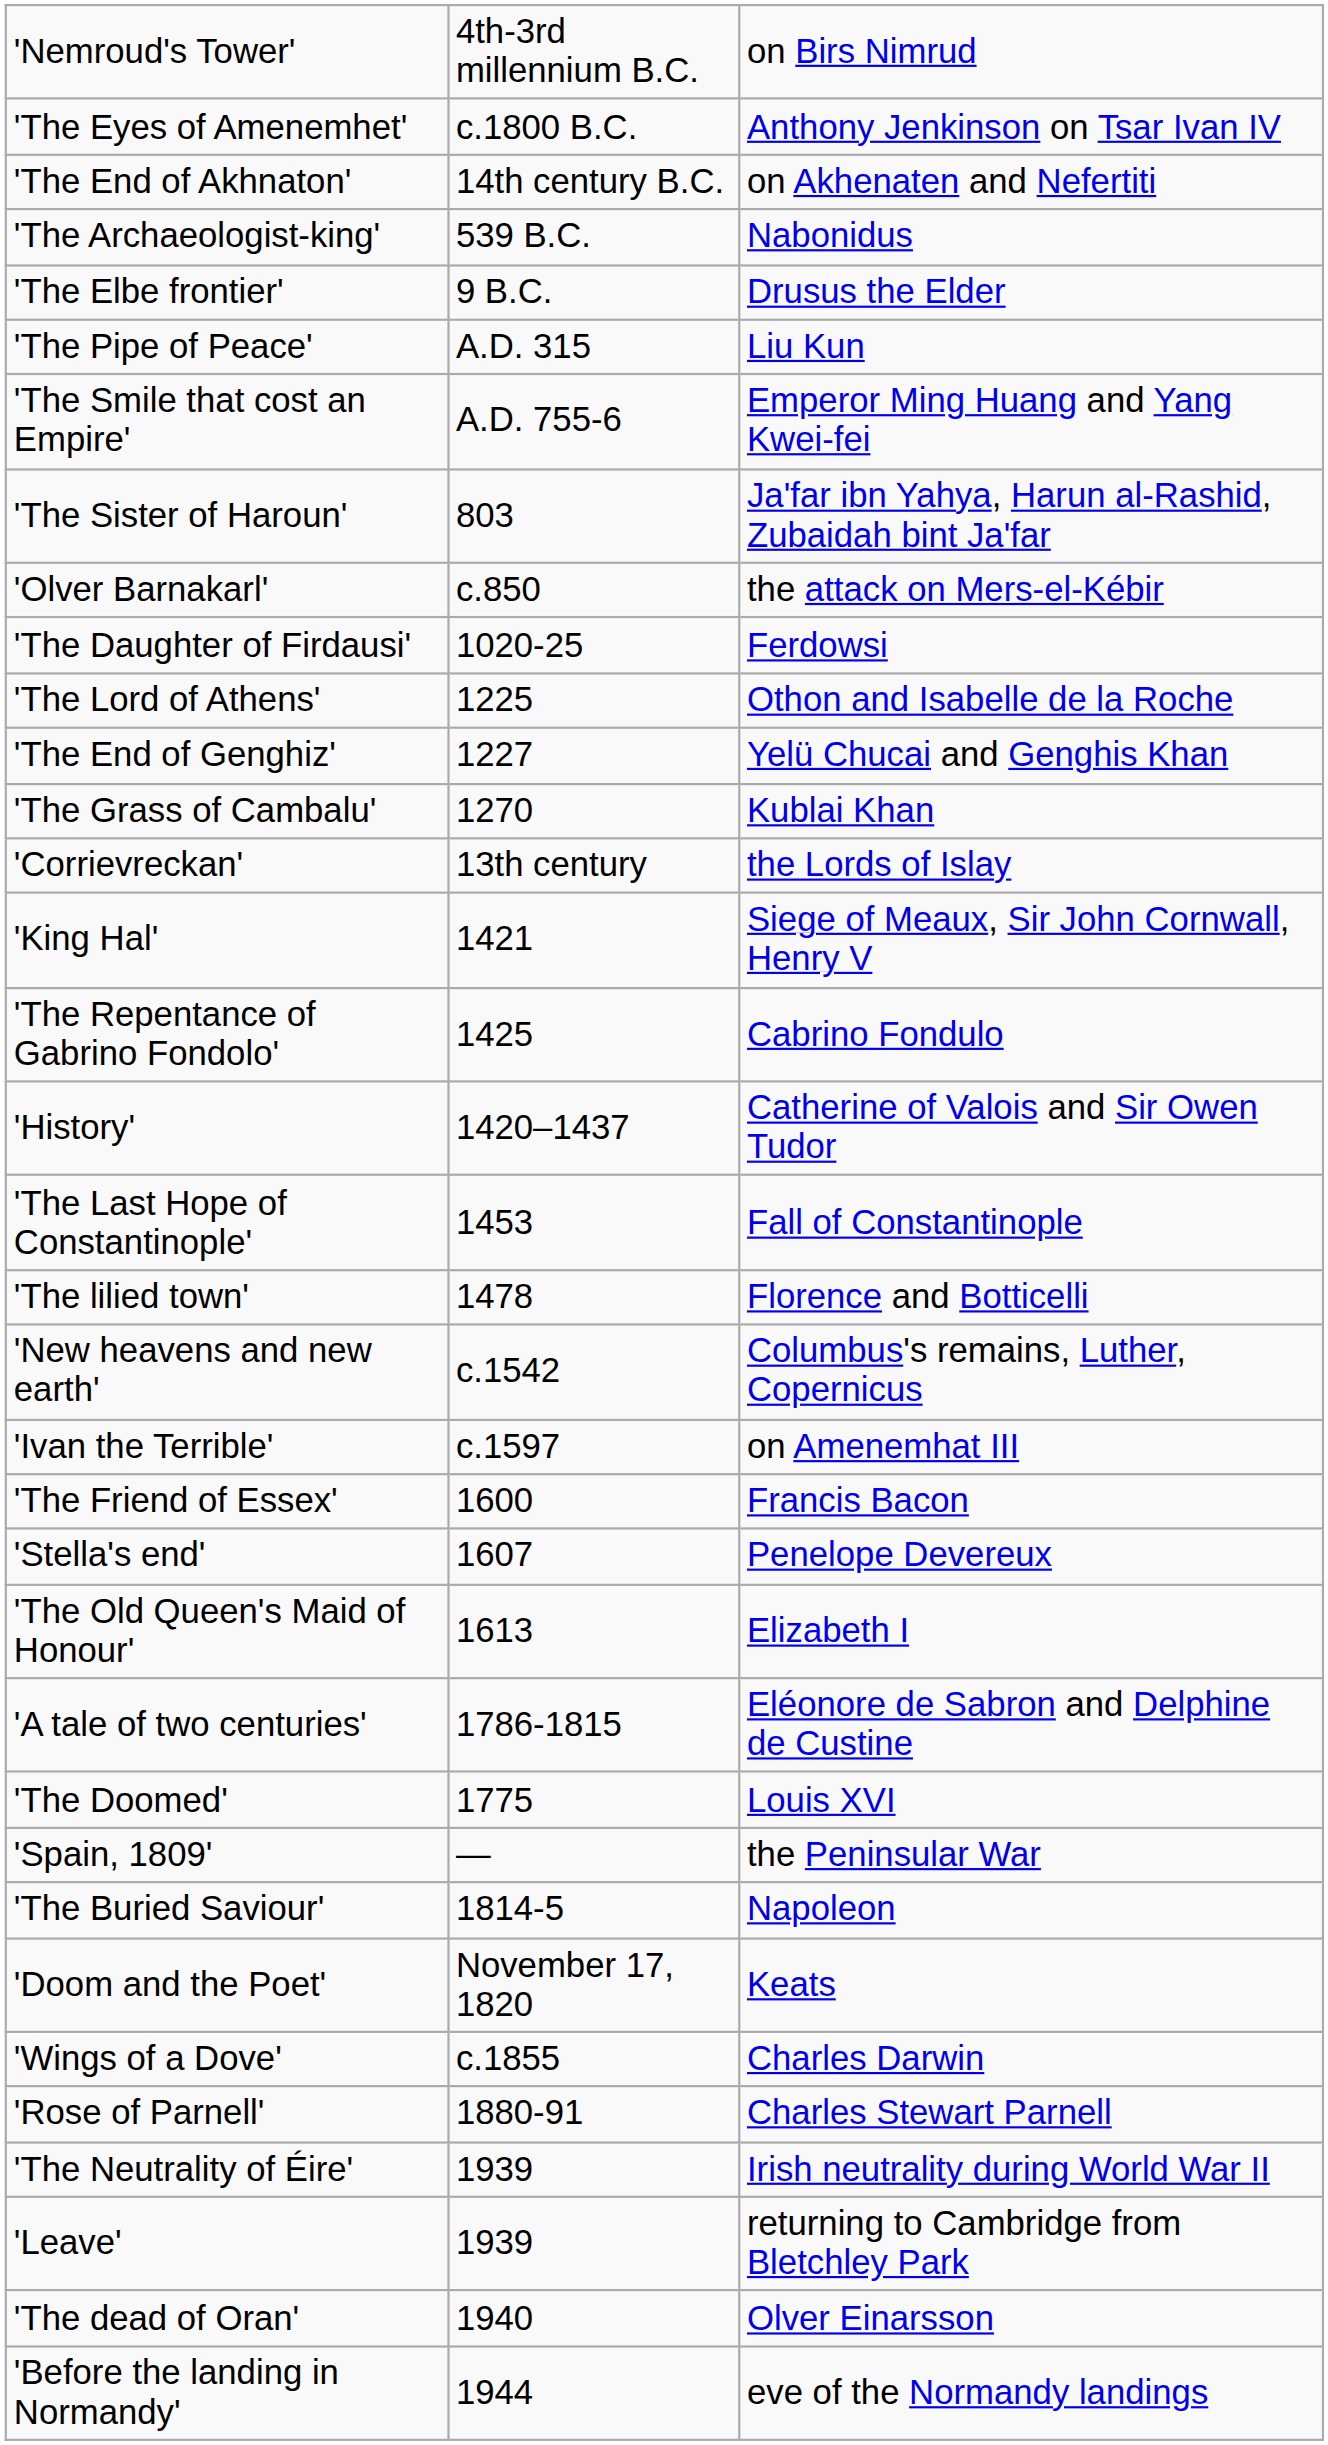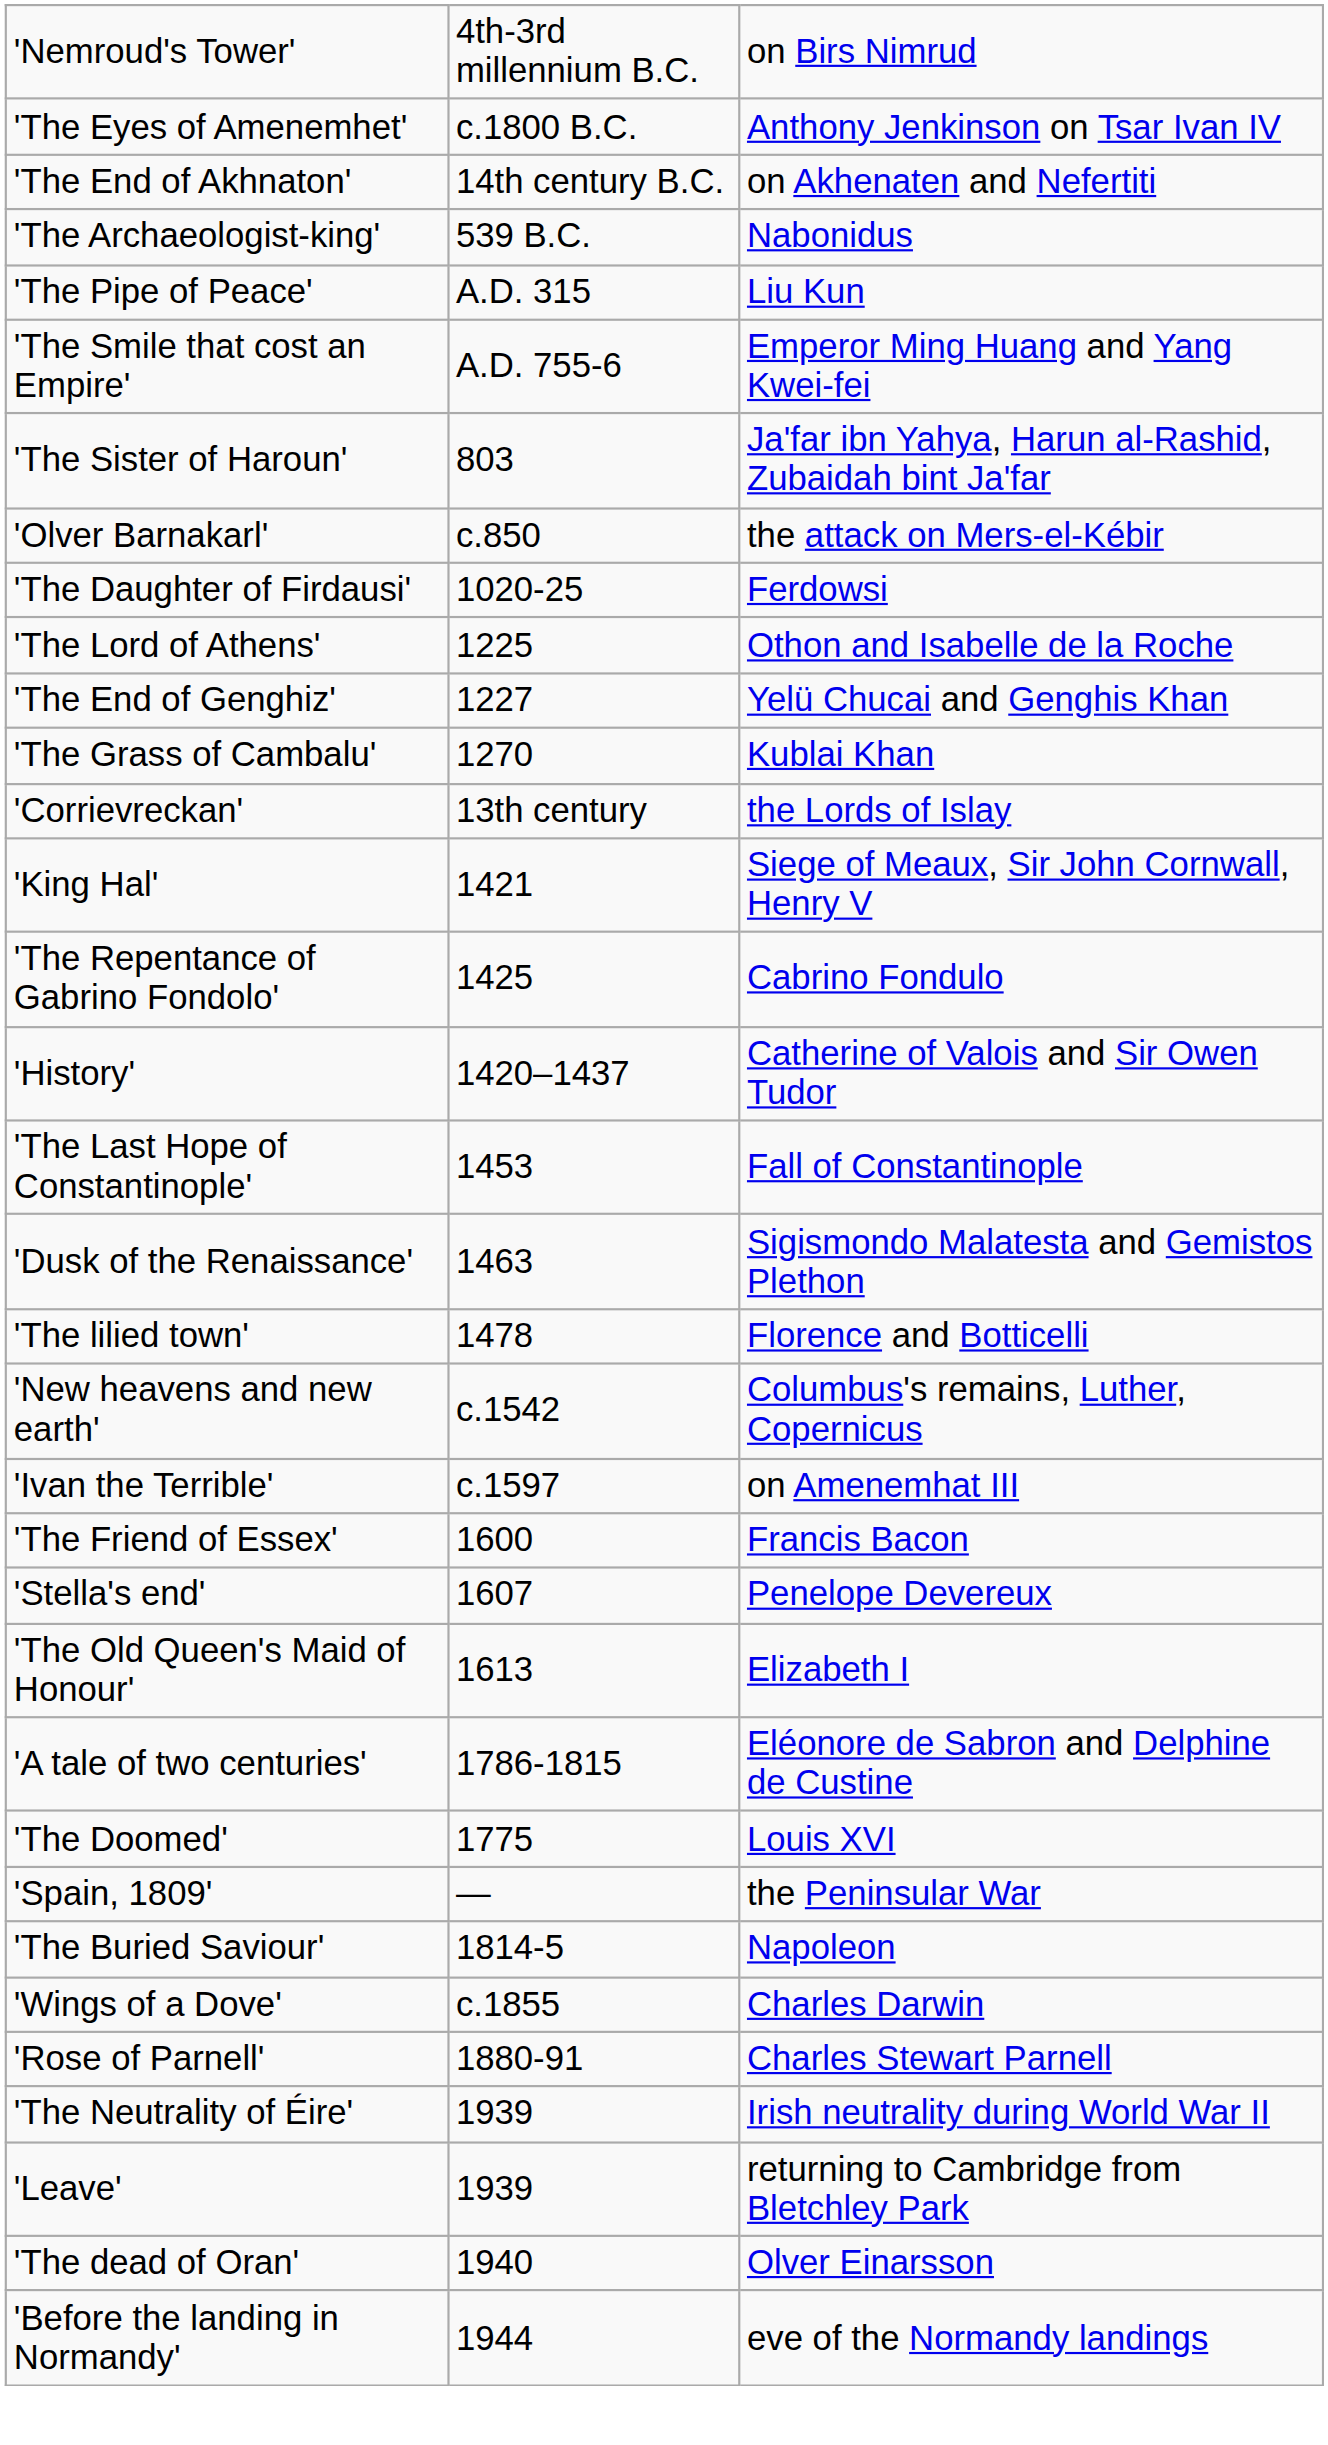- row: (149, 291)
+ row: (213, 1261)
- row: (170, 1983)
